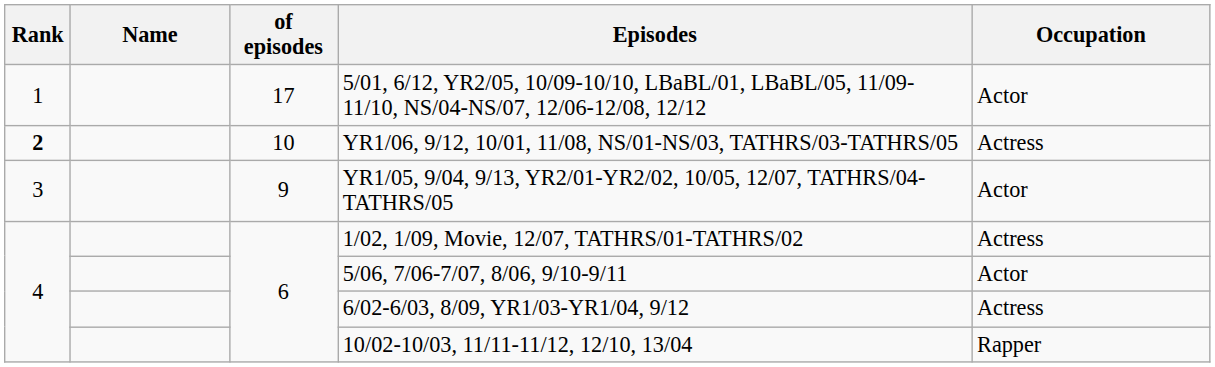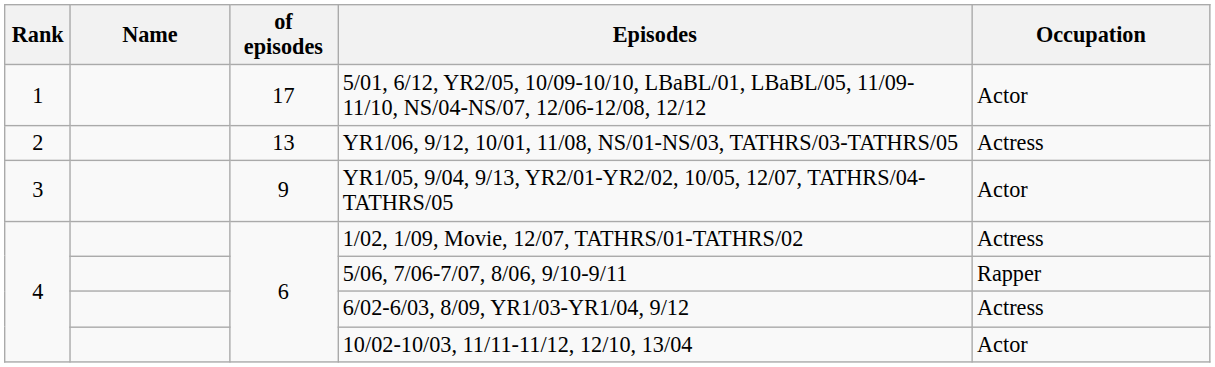(38, 142) bold -> (38, 142) normal
(283, 142) 10 -> (283, 142) 13
(1002, 273) Actor -> (1009, 273) Rapper
(1009, 344) Rapper -> (1002, 344) Actor
